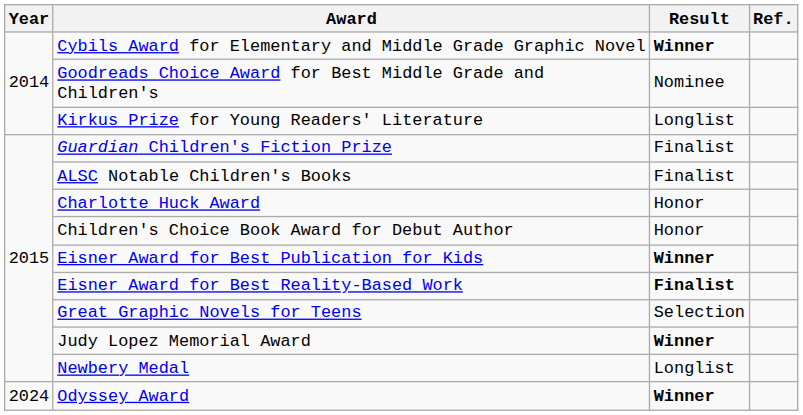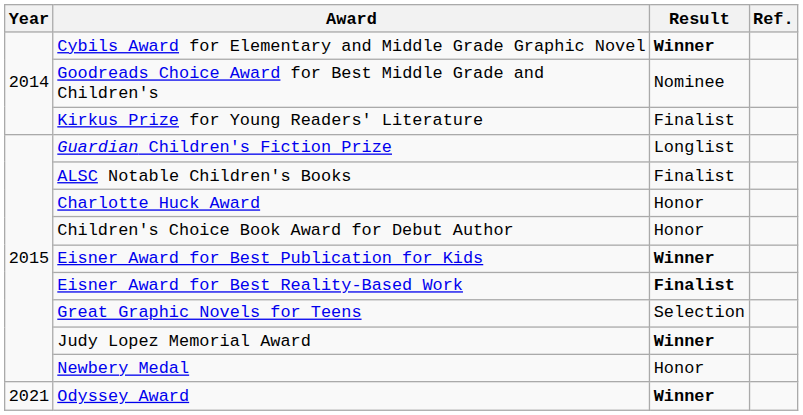(694, 121) Longlist -> (694, 121) Finalist
(694, 148) Finalist -> (694, 148) Longlist
(694, 368) Longlist -> (679, 368) Honor
(29, 396) 2024 -> (29, 396) 2021
